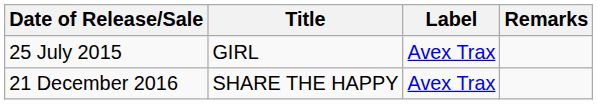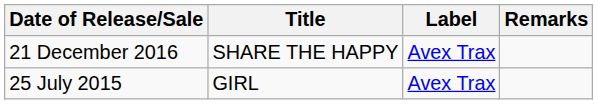rows swapped: (65, 51) <-> (94, 83)
